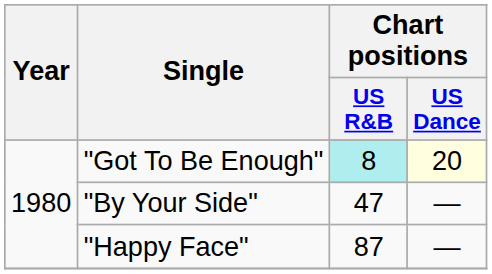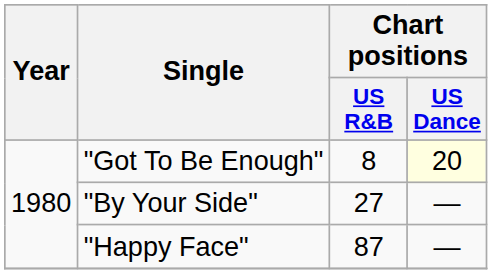(369, 160) paleturquoise background -> (369, 160) no background
(369, 203) 47 -> (369, 203) 27
